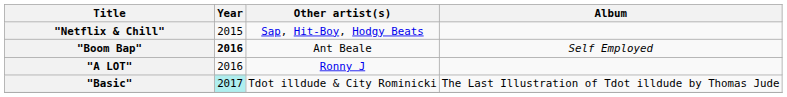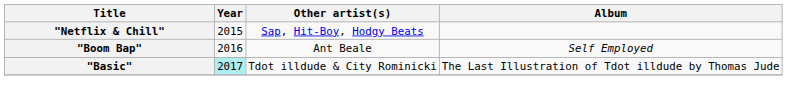(230, 48) bold -> (230, 48) normal
- row: (109, 66)
